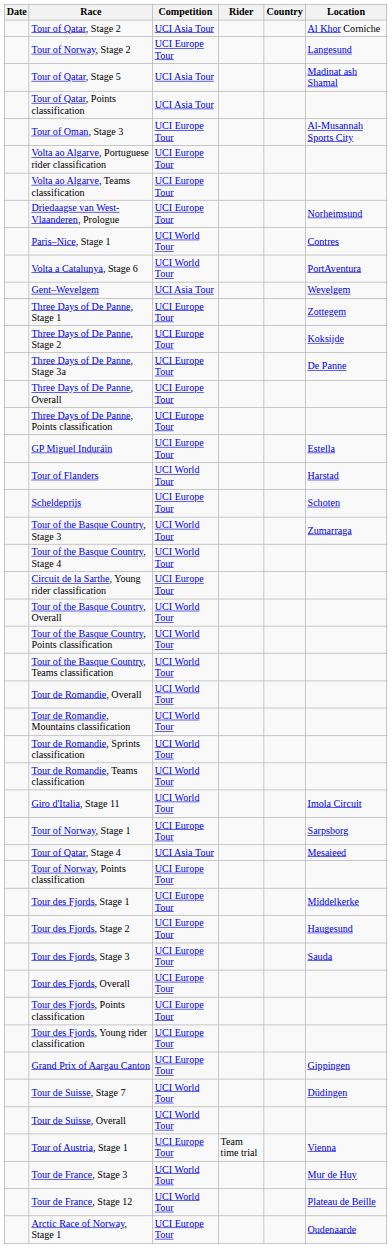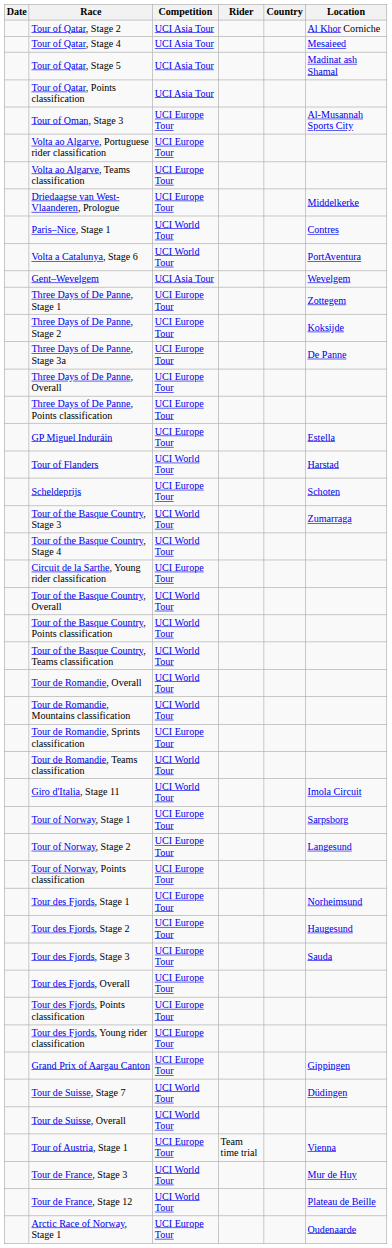rows swapped: (76, 852) <-> (81, 50)
(335, 214) Norheimsund -> (333, 202) Middelkerke
(177, 749) UCI World Tour -> (179, 737) UCI Europe Tour
(333, 901) Middelkerke -> (335, 901) Norheimsund
